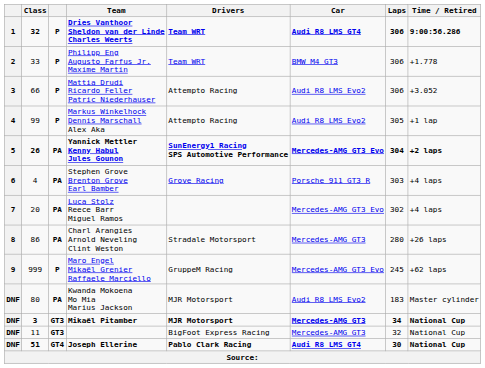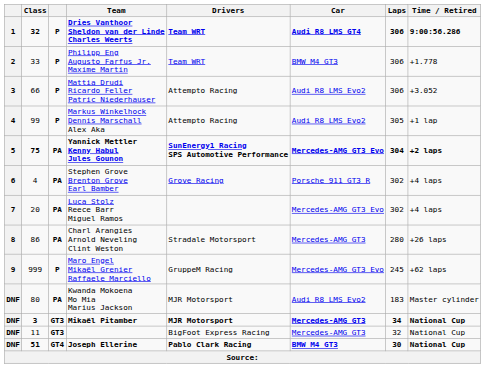(35, 151) 26 -> (35, 151) 75
(397, 180) 303 -> (397, 180) 302
(326, 345) Audi R8 LMS GT4 -> (315, 345) BMW M4 GT3
